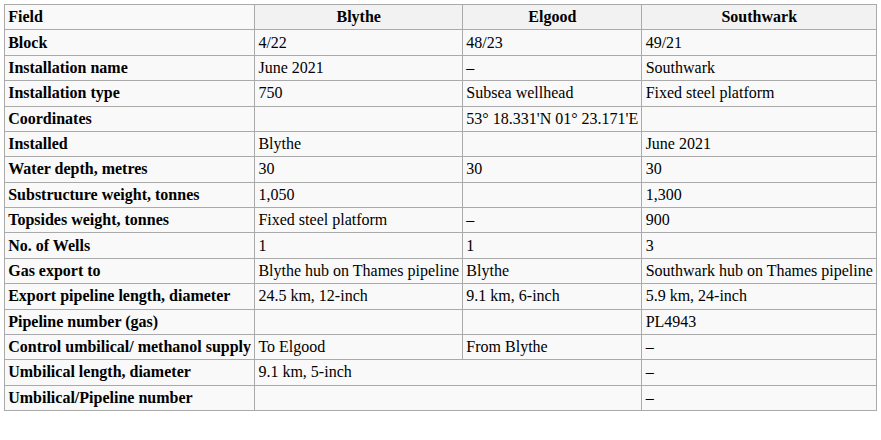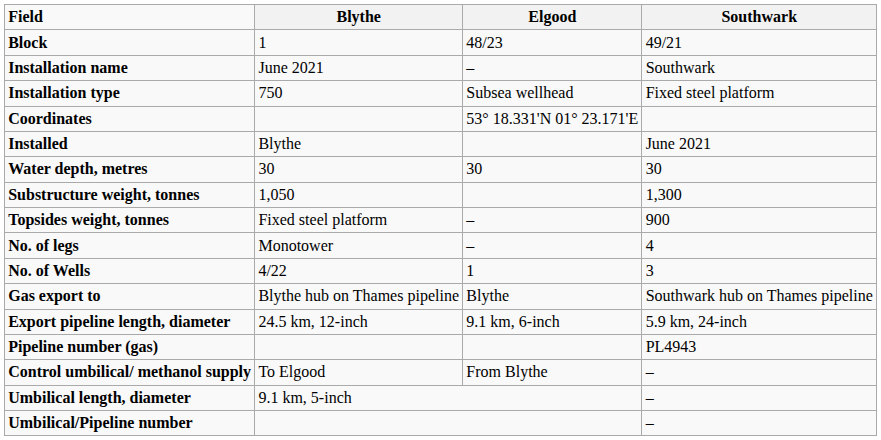(273, 42) 4/22 -> (262, 42) 1
+ row: (44, 245)
(262, 245) 1 -> (273, 270) 4/22
